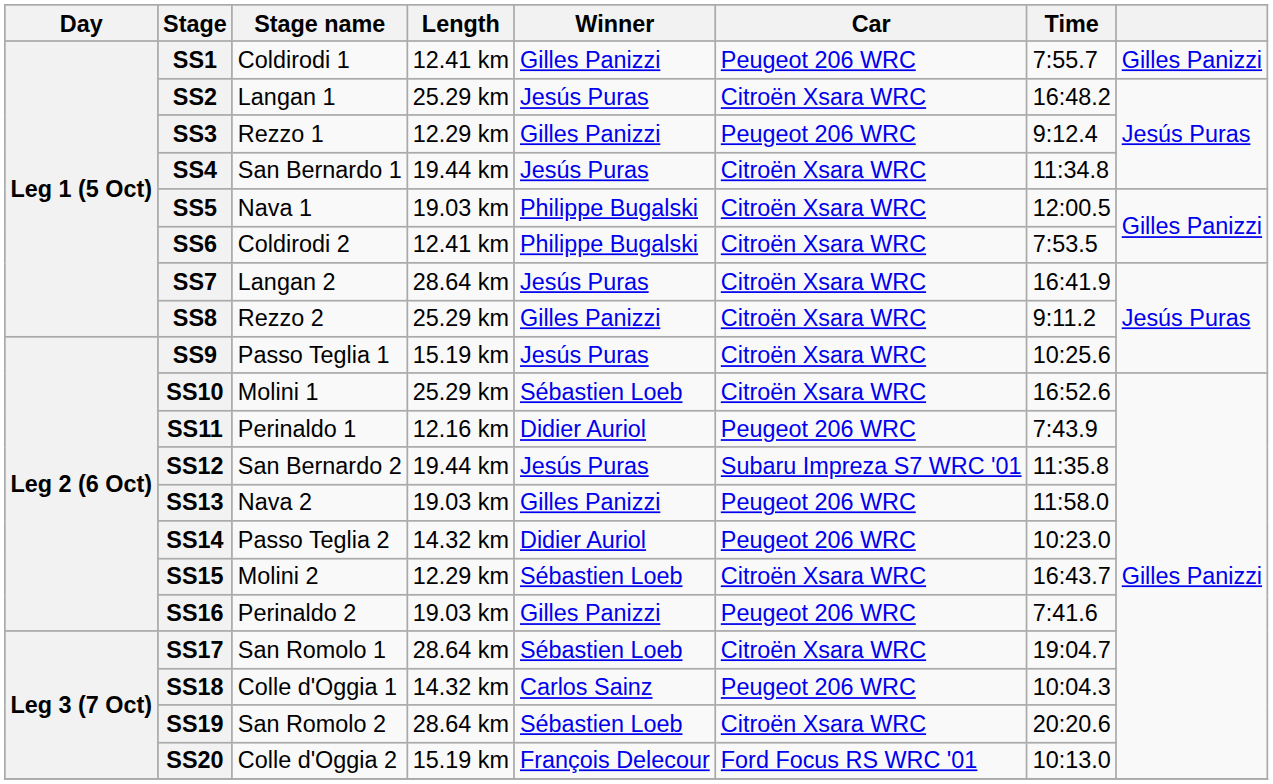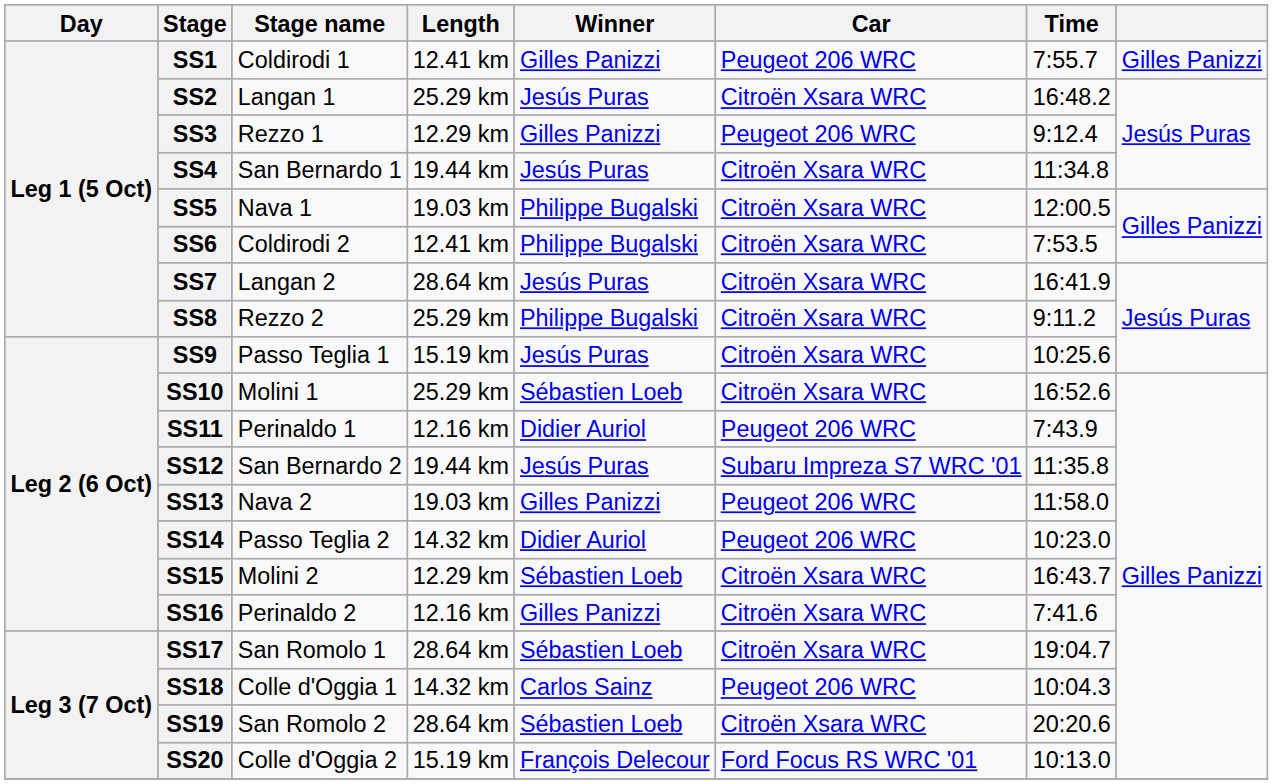(590, 318) Gilles Panizzi -> (609, 318) Philippe Bugalski
(461, 613) 19.03 km -> (461, 613) 12.16 km
(818, 613) Peugeot 206 WRC -> (823, 613) Citroën Xsara WRC
